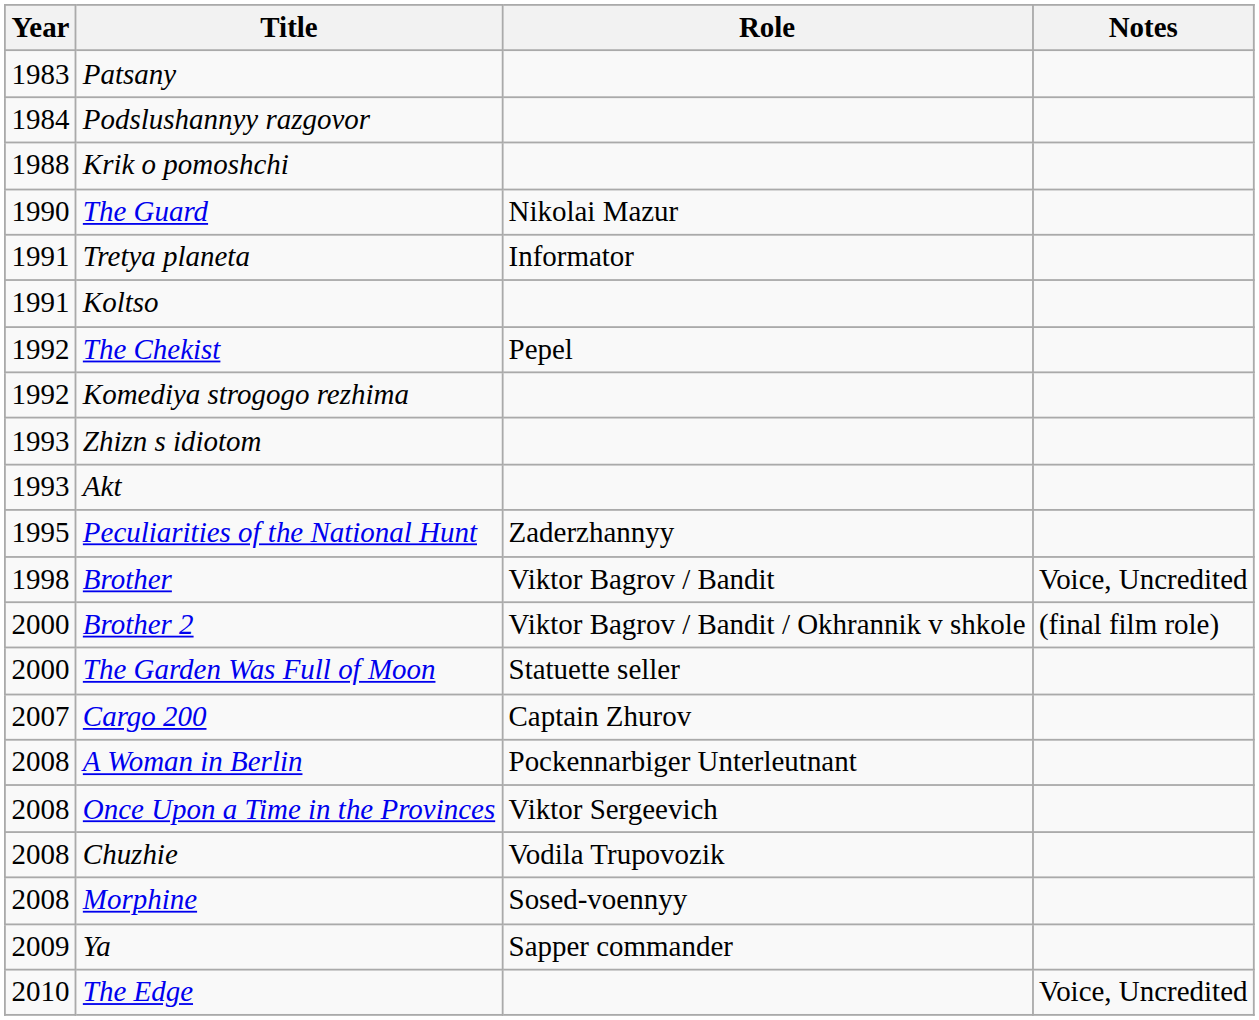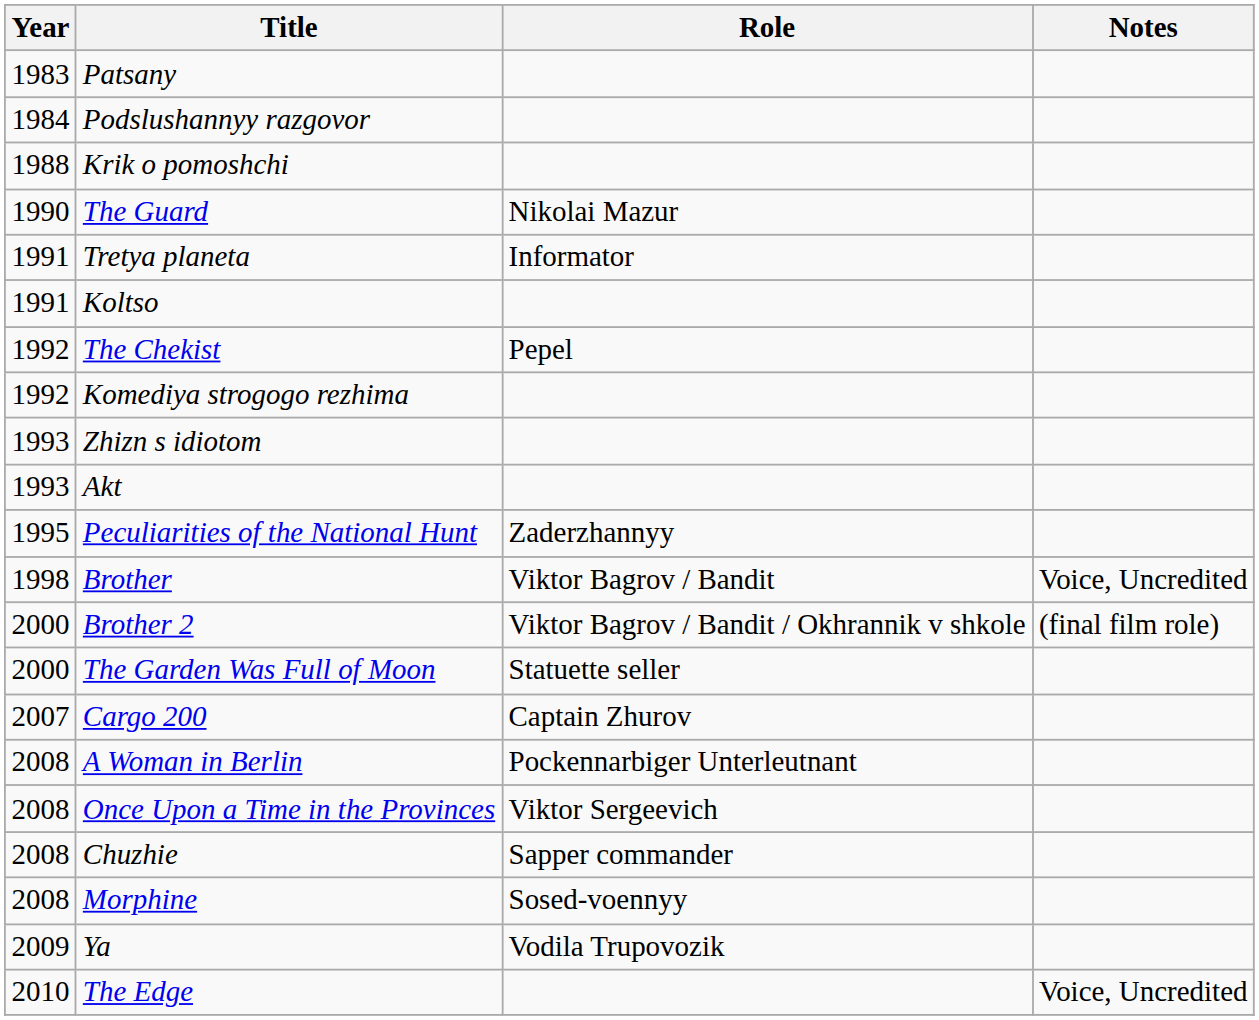(616, 854) Vodila Trupovozik -> (621, 854) Sapper commander
(621, 946) Sapper commander -> (616, 946) Vodila Trupovozik
